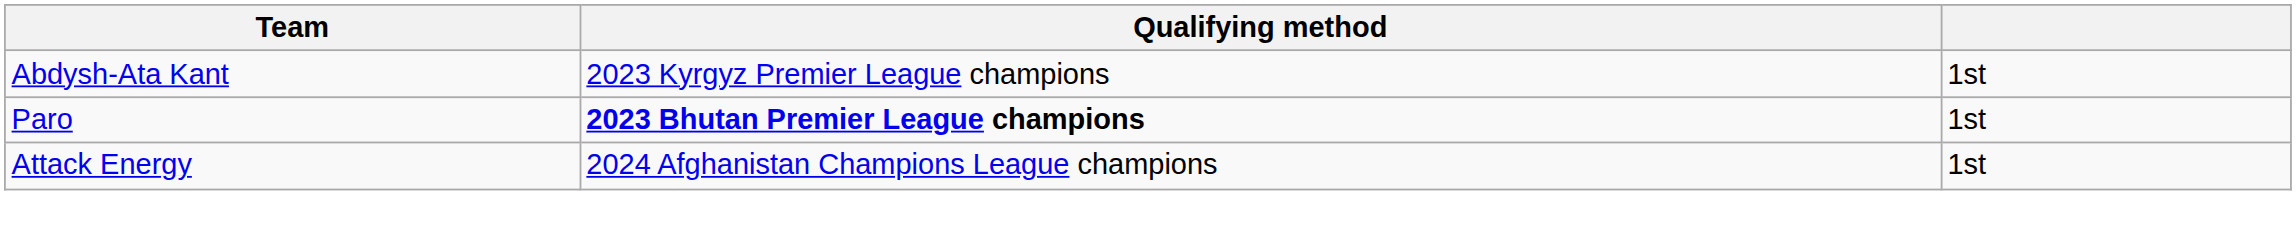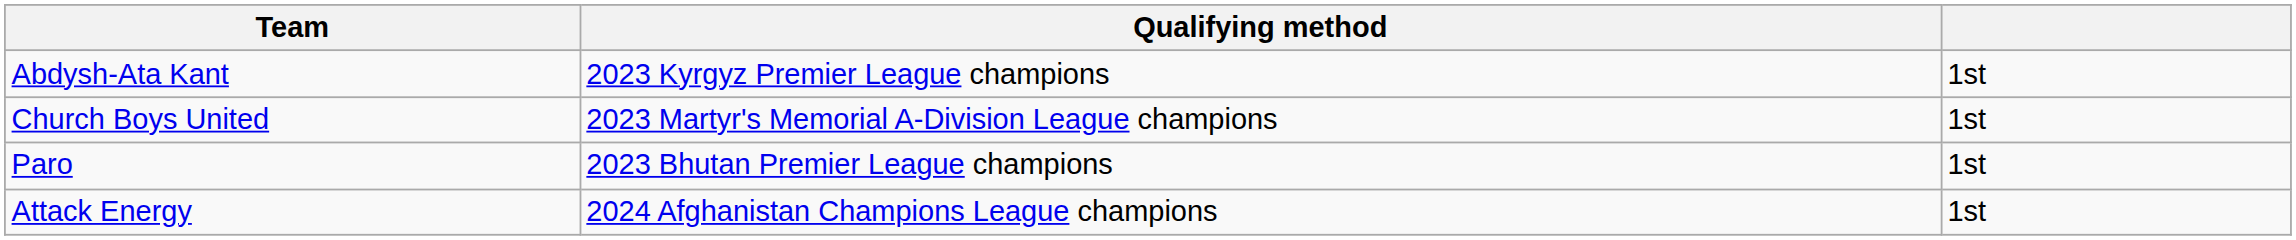+ row: (140, 119)
(866, 119) bold -> (850, 165) normal
